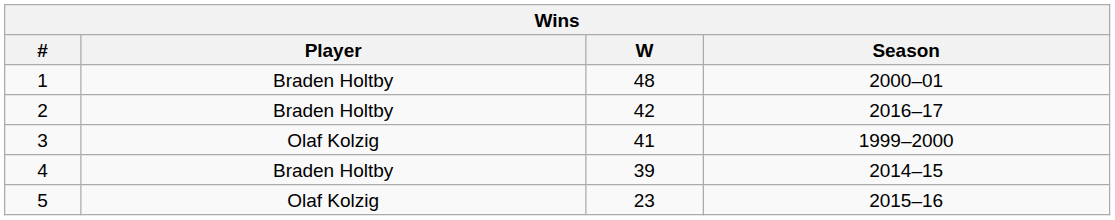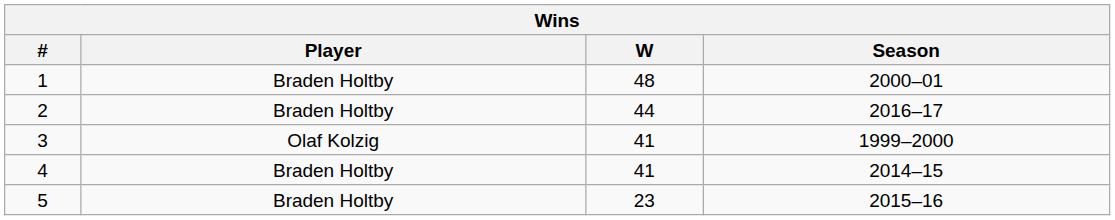(644, 110) 42 -> (644, 110) 44
(644, 170) 39 -> (644, 170) 41
(333, 200) Olaf Kolzig -> (333, 200) Braden Holtby
